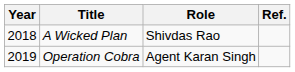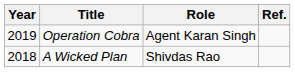rows swapped: (85, 35) <-> (91, 56)
